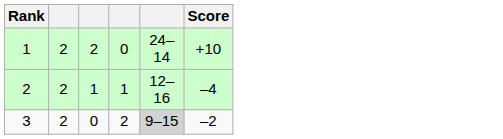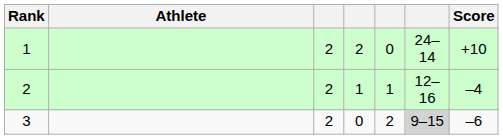+ column: (181, 16)
(208, 121) –2 -> (474, 121) –6
